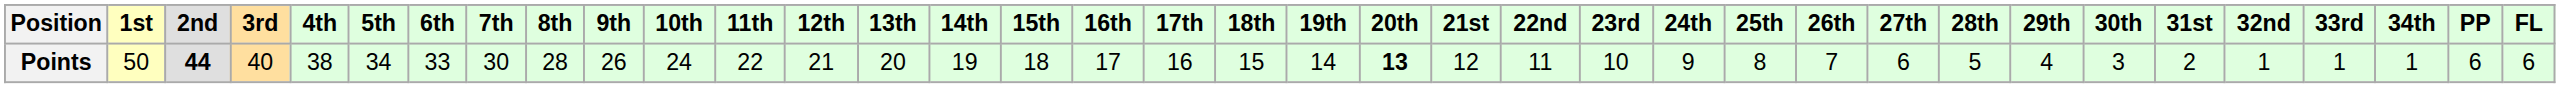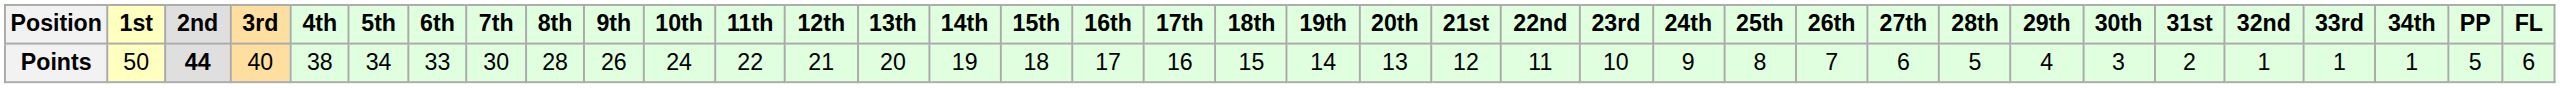(1395, 62) bold -> (1395, 62) normal
(2475, 62) 6 -> (2475, 62) 5
